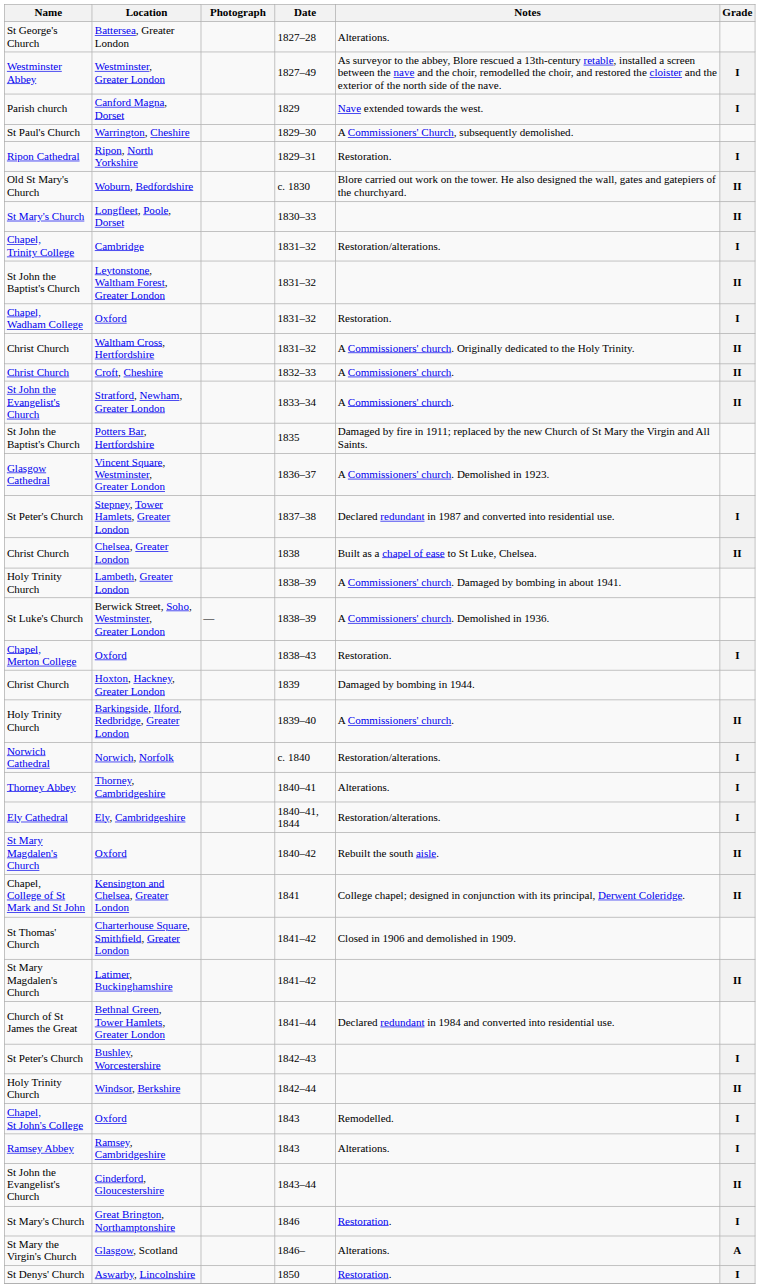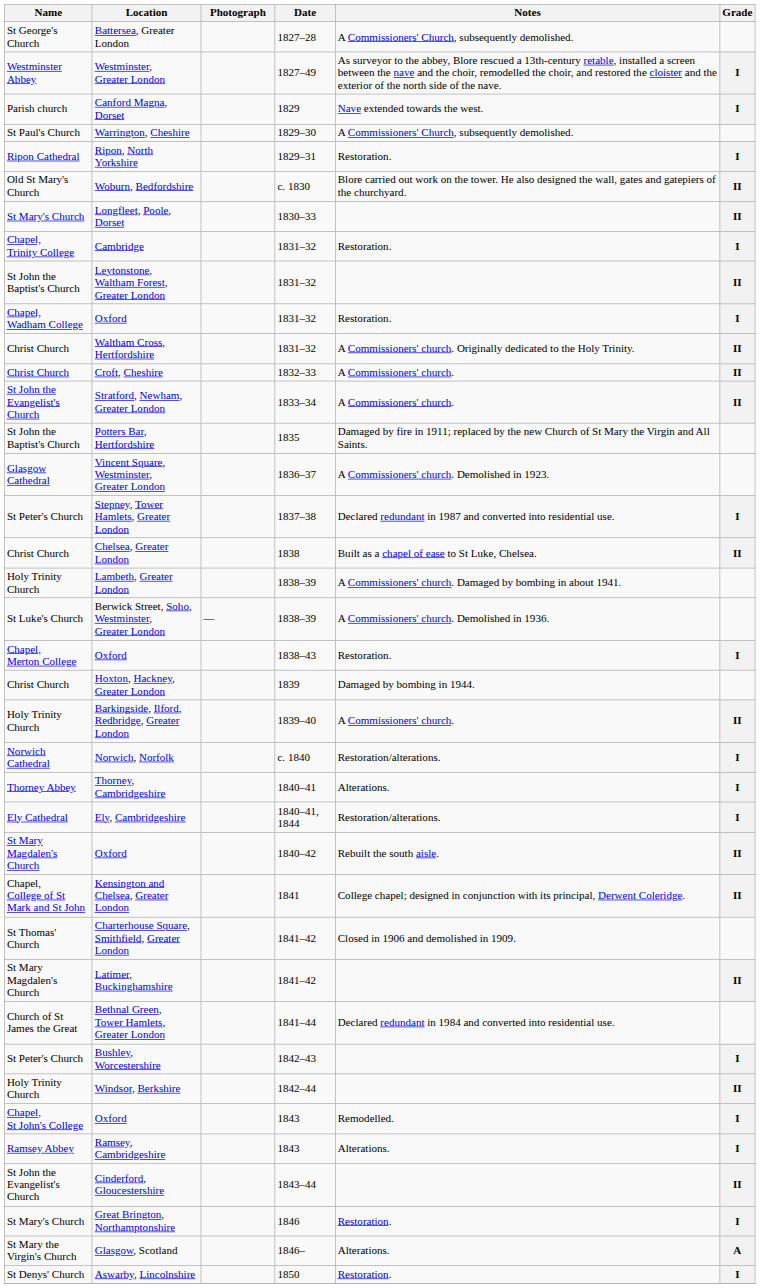(364, 36) Alterations. -> (456, 36) A Commissioners' Church, subsequently demolished.
(389, 246) Restoration/alterations. -> (365, 246) Restoration.
